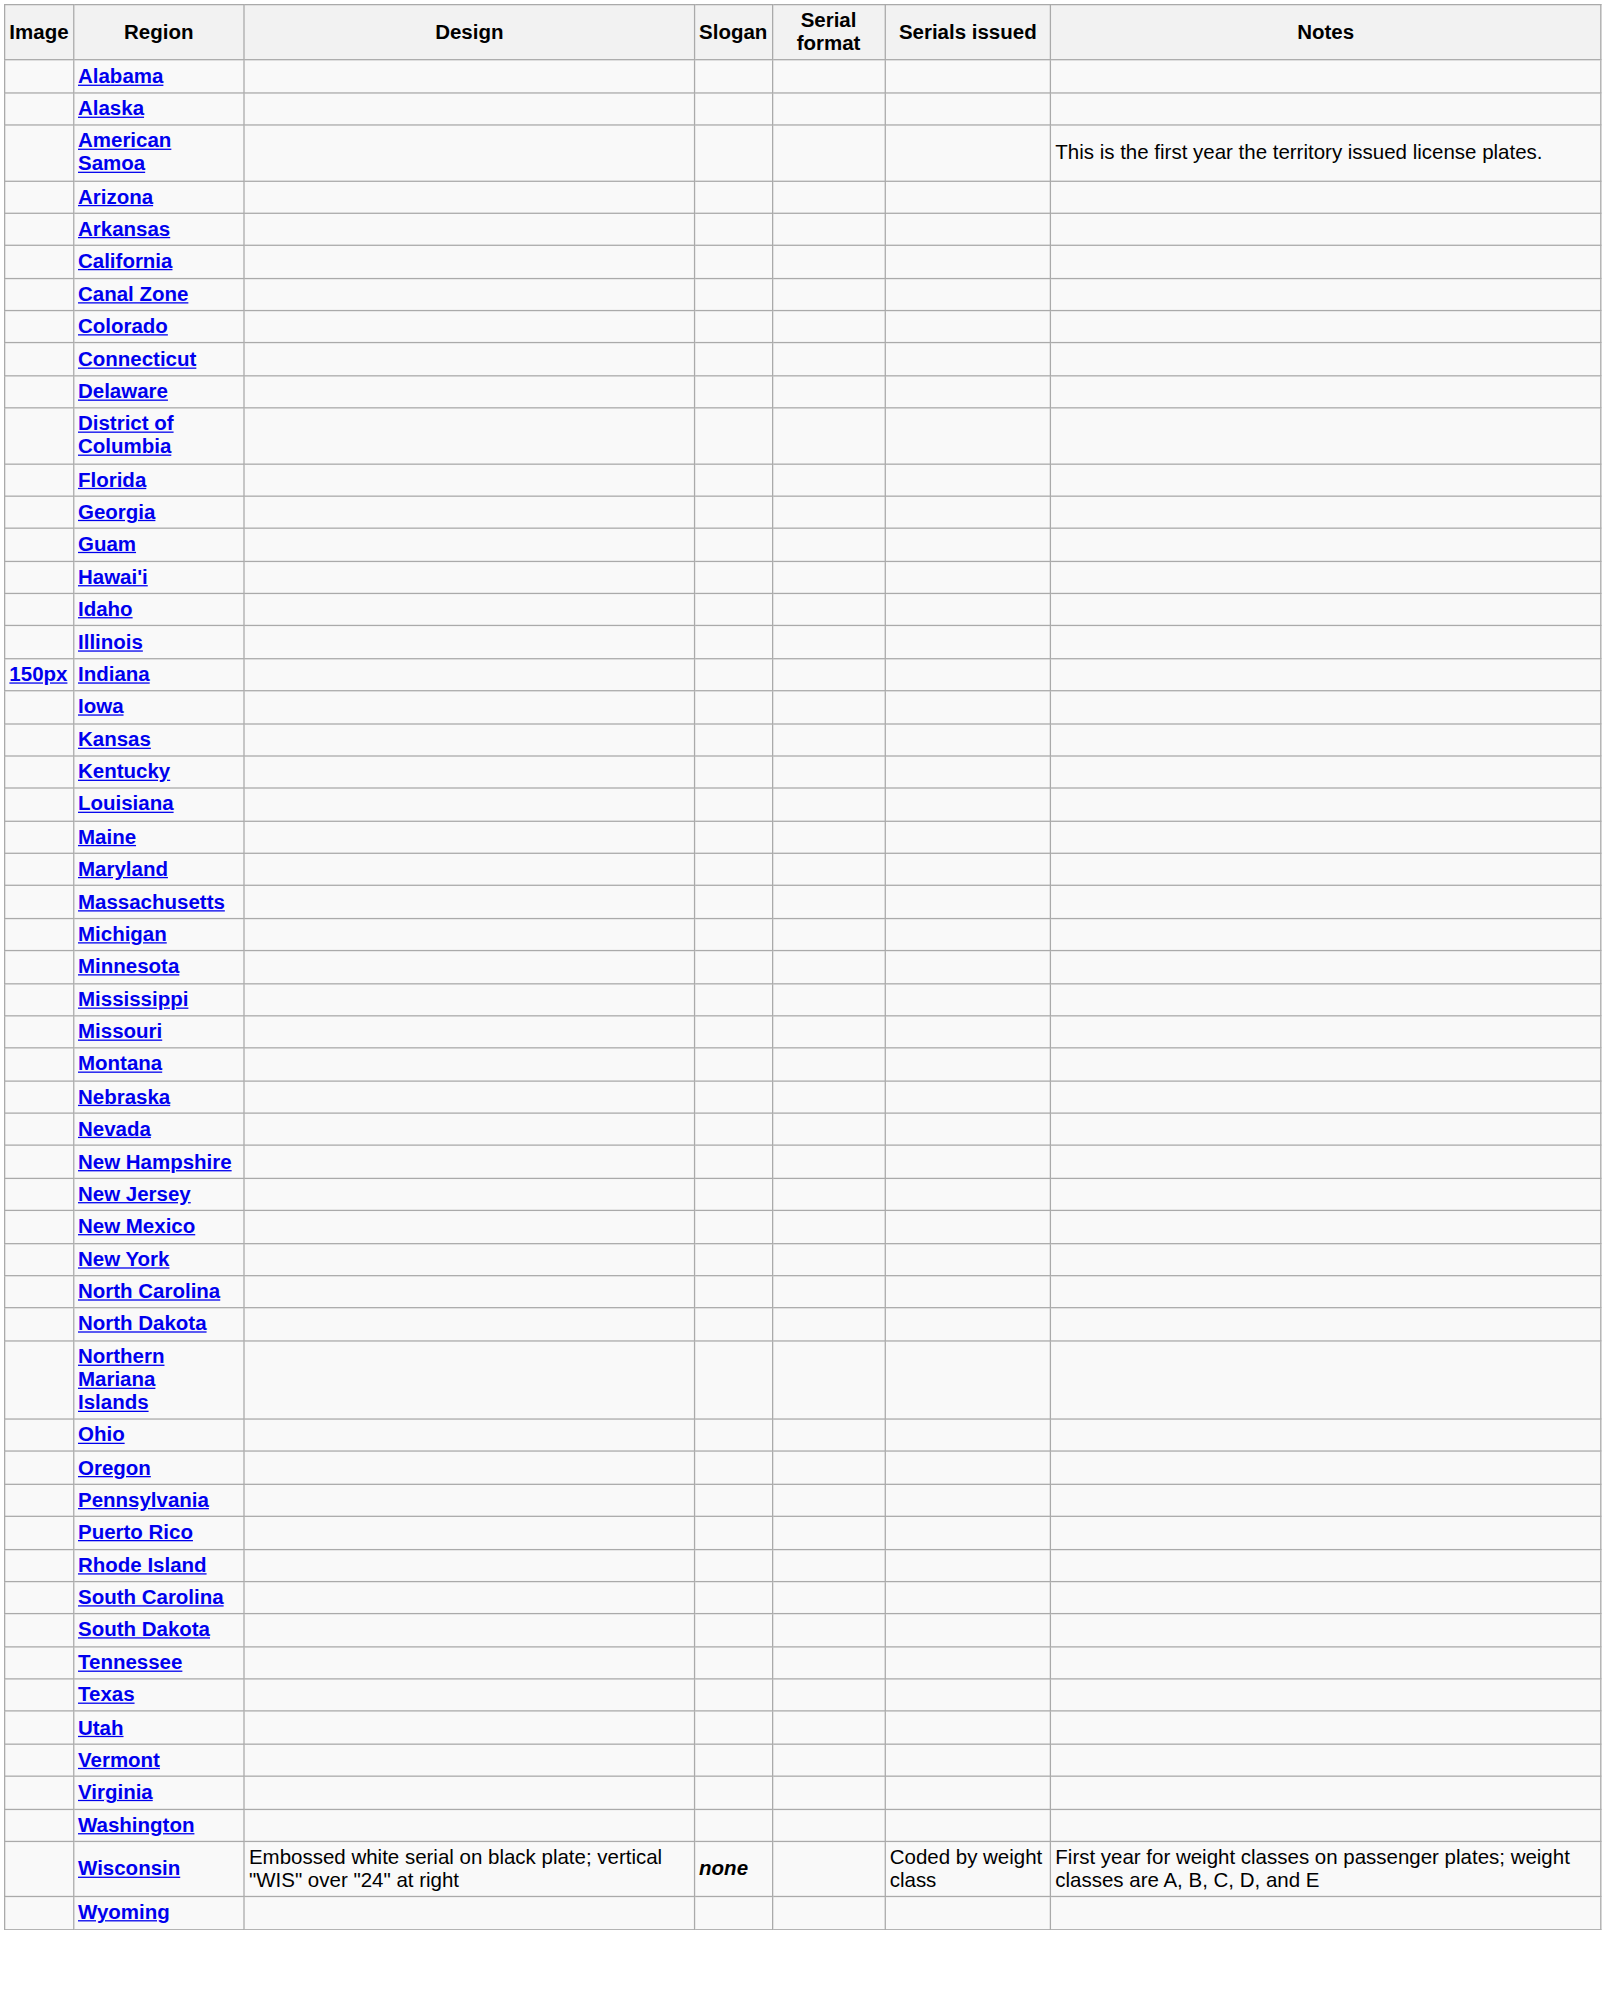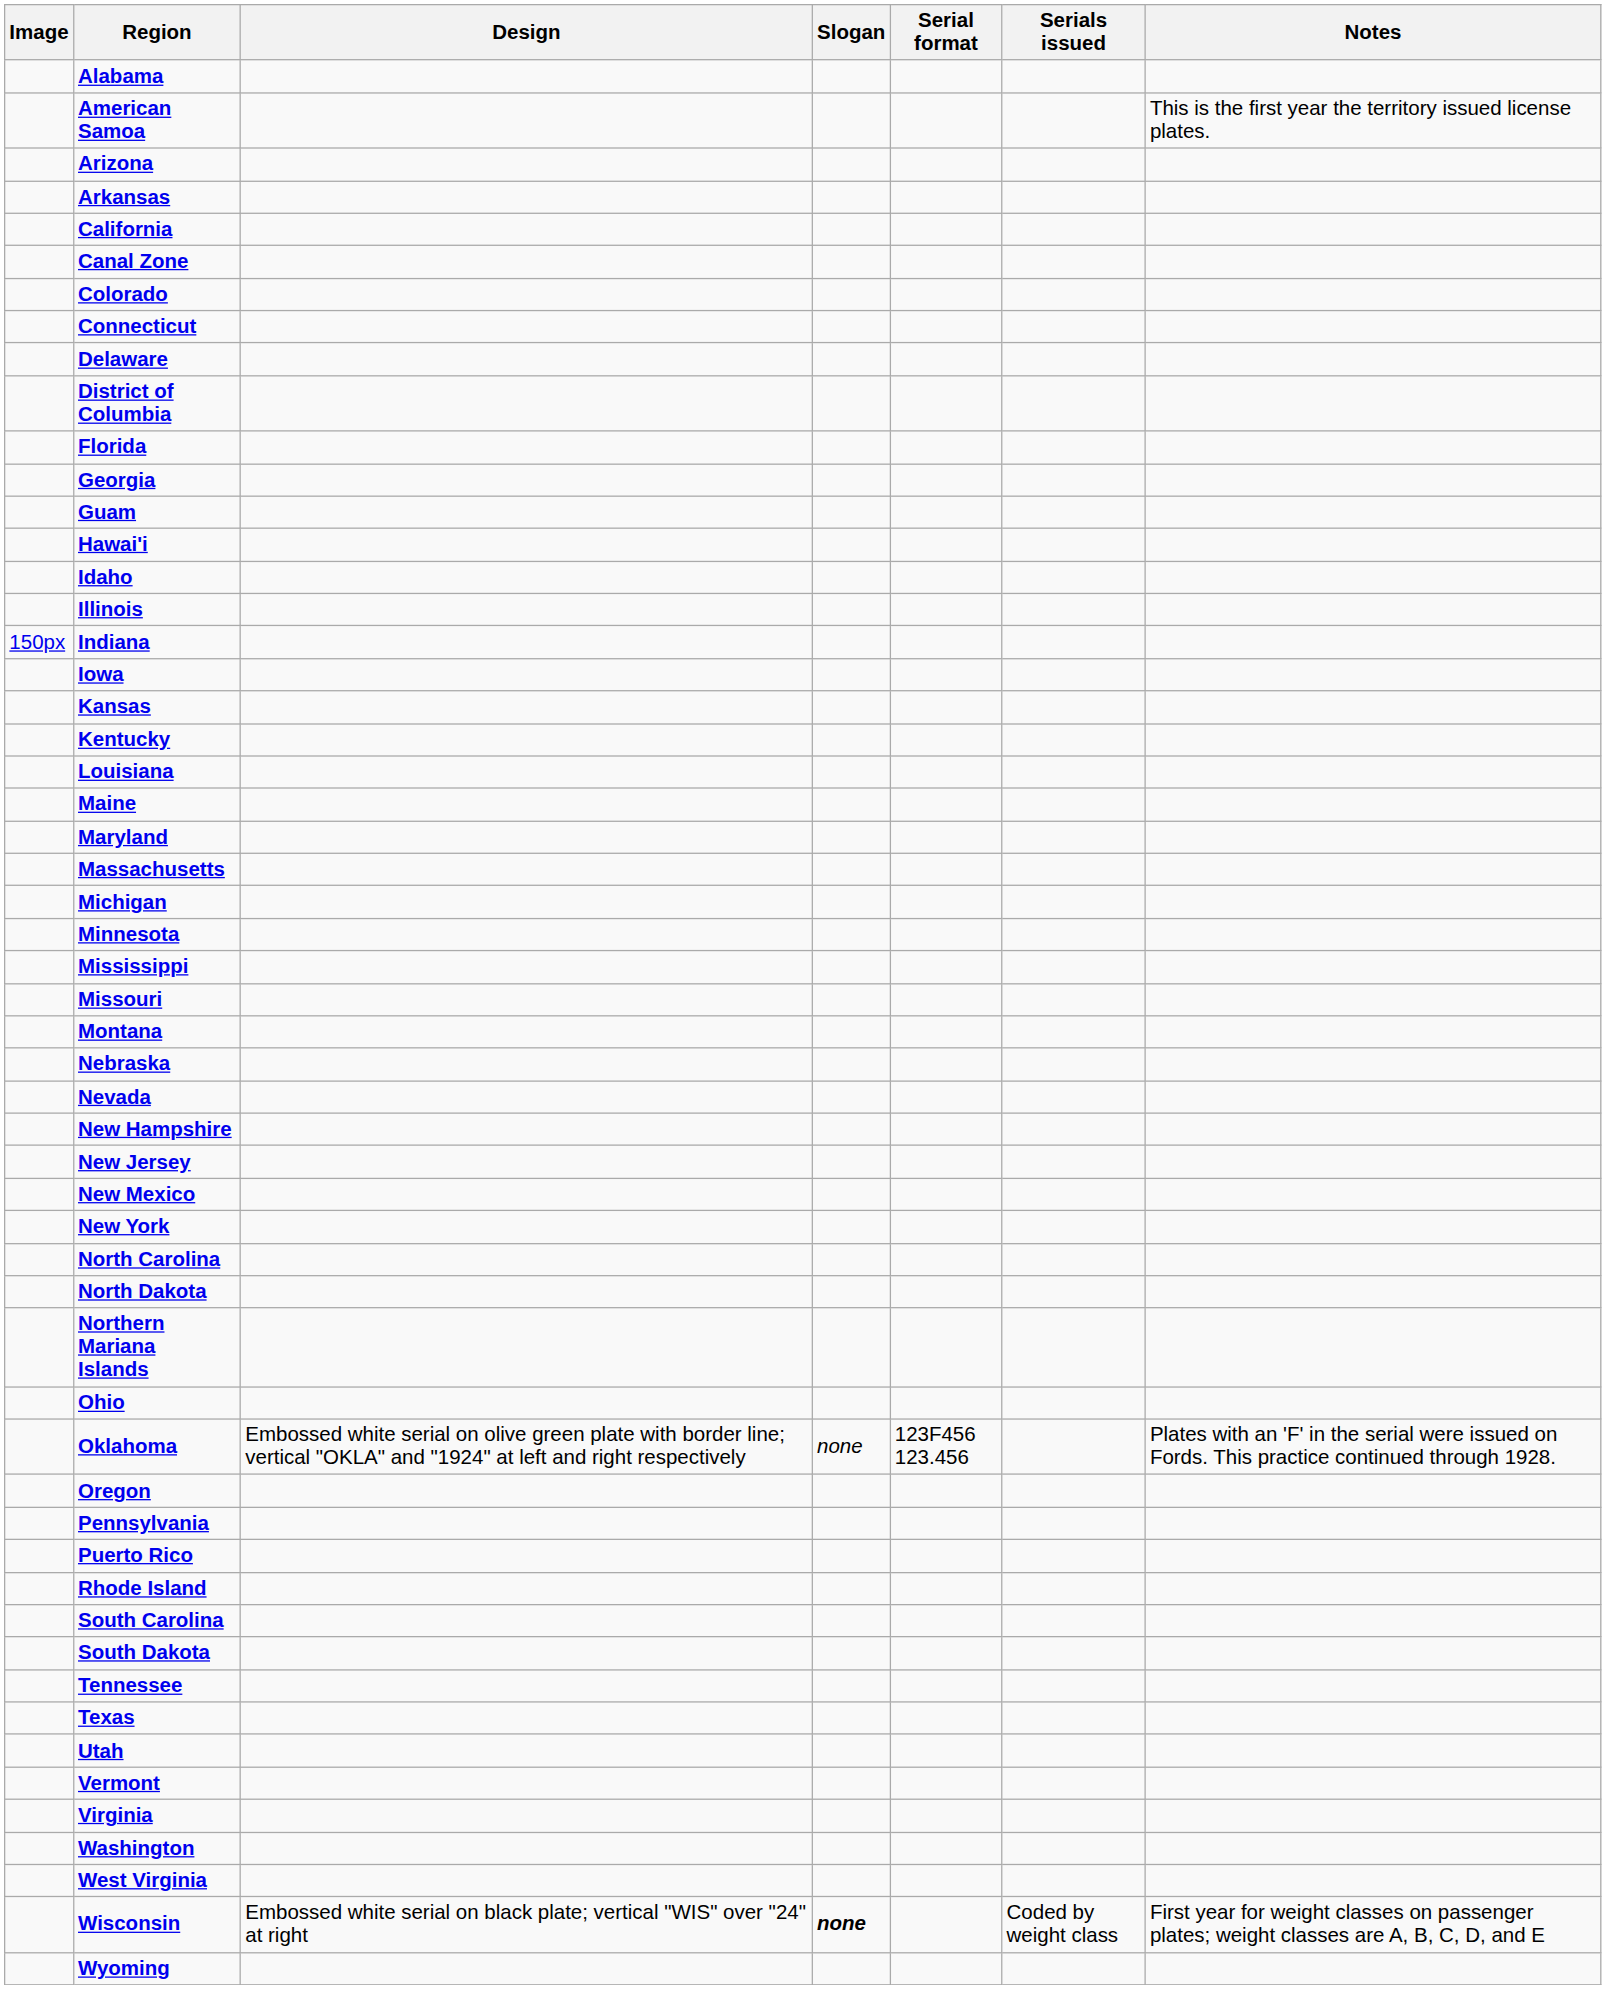- row: (111, 108)
(38, 674) bold -> (37, 642) normal
+ row: (128, 1446)
+ row: (142, 1880)
